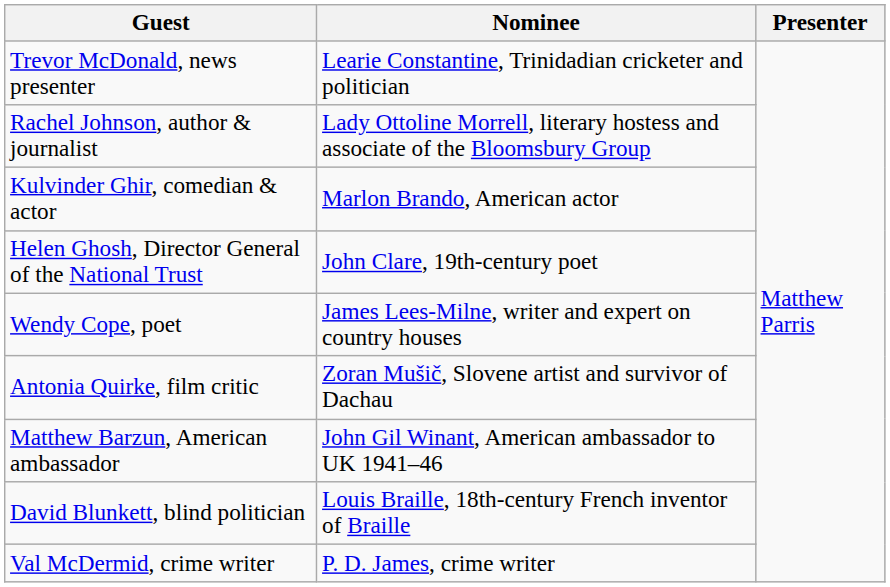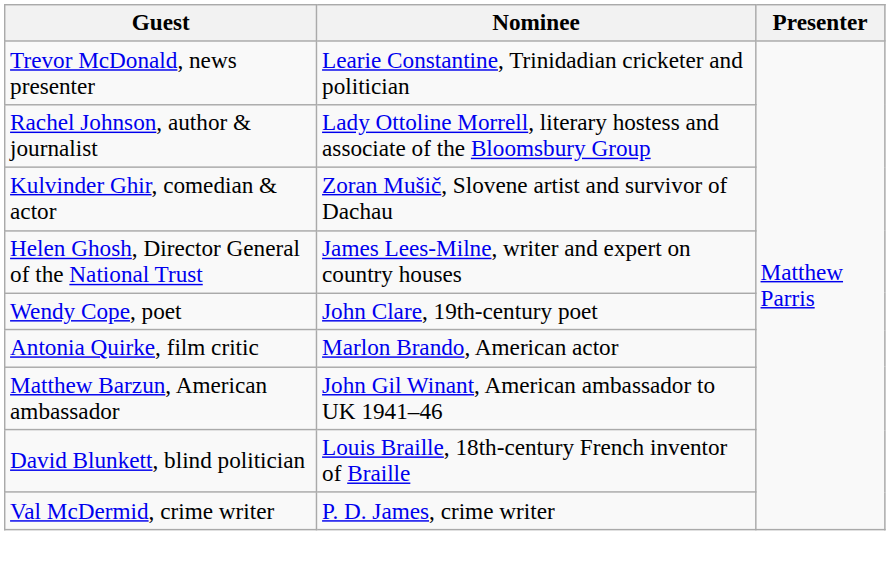(470, 198) Marlon Brando, American actor -> (525, 198) Zoran Mušič, Slovene artist and survivor of Dachau
(460, 261) John Clare, 19th-century poet -> (506, 261) James Lees-Milne, writer and expert on country houses
(506, 324) James Lees-Milne, writer and expert on country houses -> (460, 311) John Clare, 19th-century poet
(525, 387) Zoran Mušič, Slovene artist and survivor of Dachau -> (470, 348) Marlon Brando, American actor
